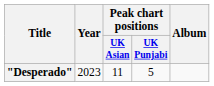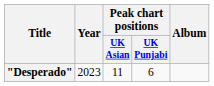(151, 72) 5 -> (151, 72) 6
